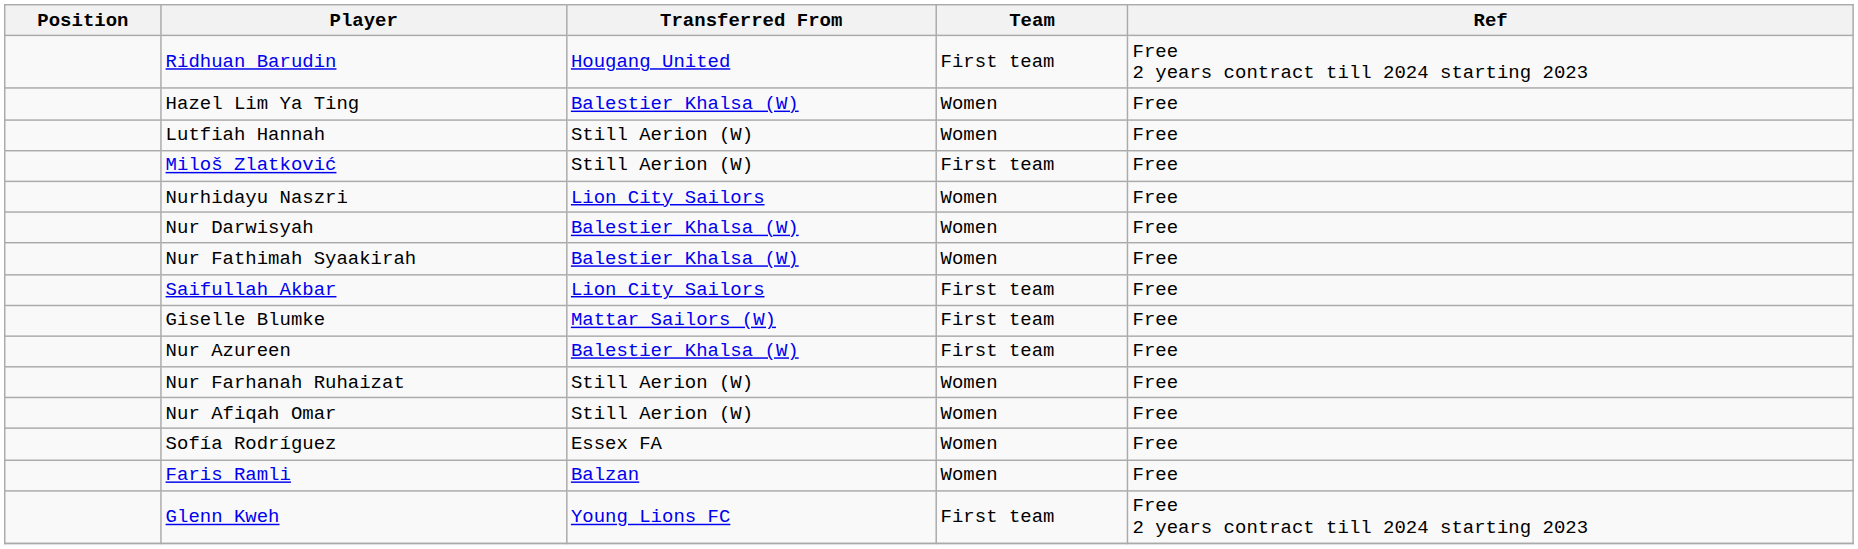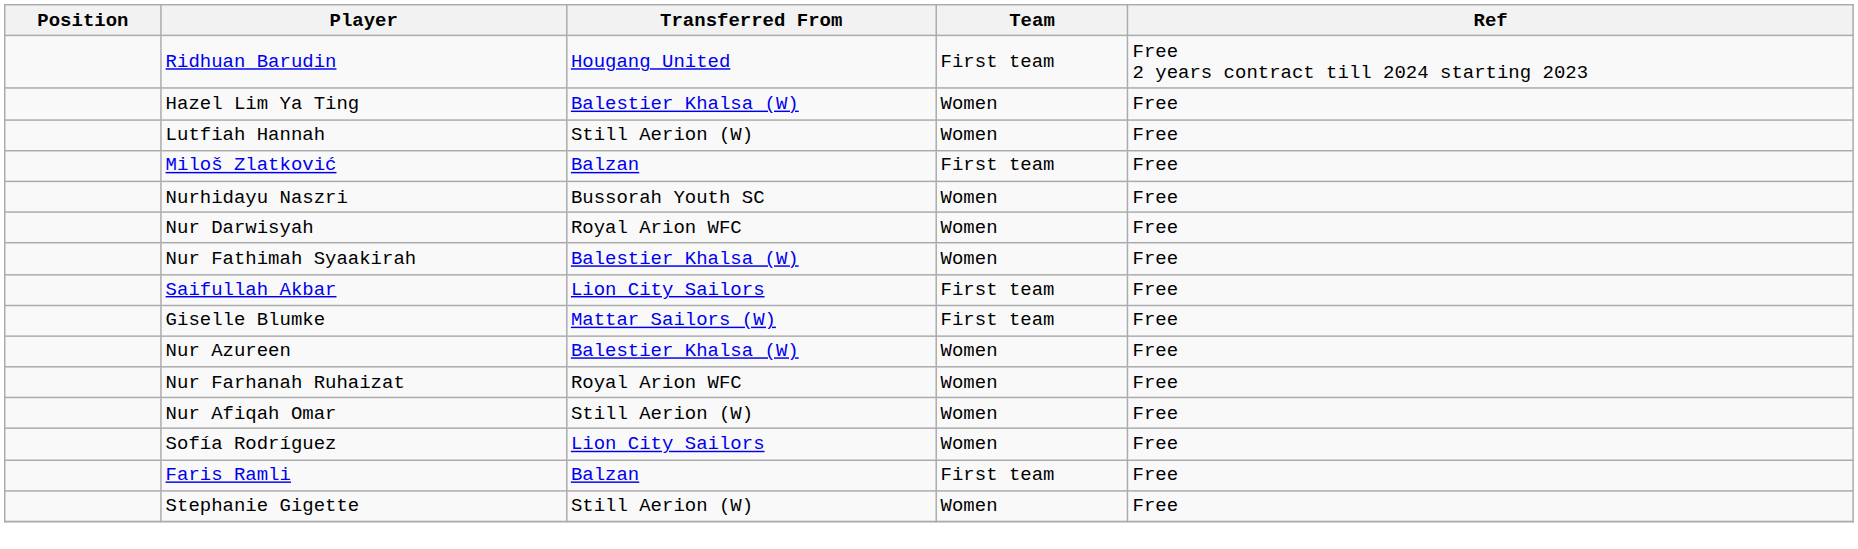(662, 166) Still Aerion (W) -> (605, 166) Balzan
(668, 197) Lion City Sailors -> (668, 197) Bussorah Youth SC
(685, 228) Balestier Khalsa (W) -> (656, 228) Royal Arion WFC
(998, 351) First team -> (969, 351) Women
(662, 382) Still Aerion (W) -> (656, 382) Royal Arion WFC
(616, 444) Essex FA -> (668, 444) Lion City Sailors
(969, 475) Women -> (998, 475) First team
- row: (223, 517)
+ row: (262, 506)
